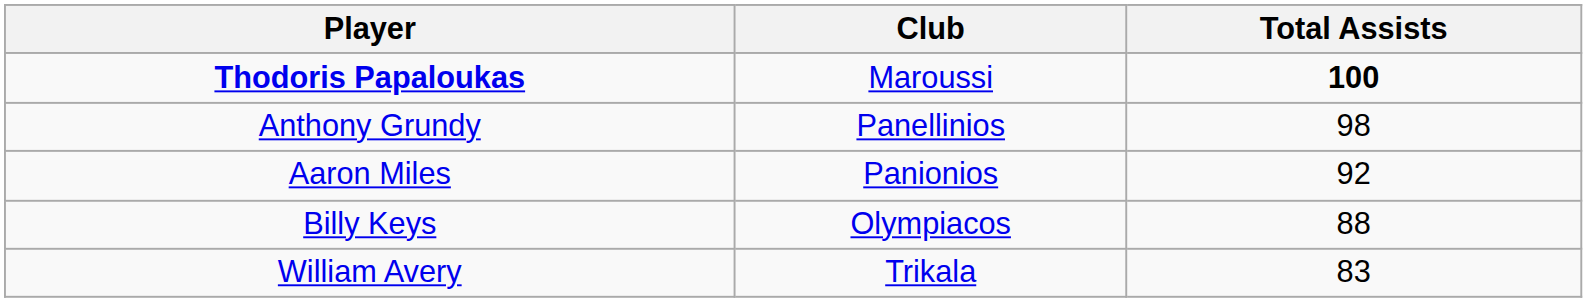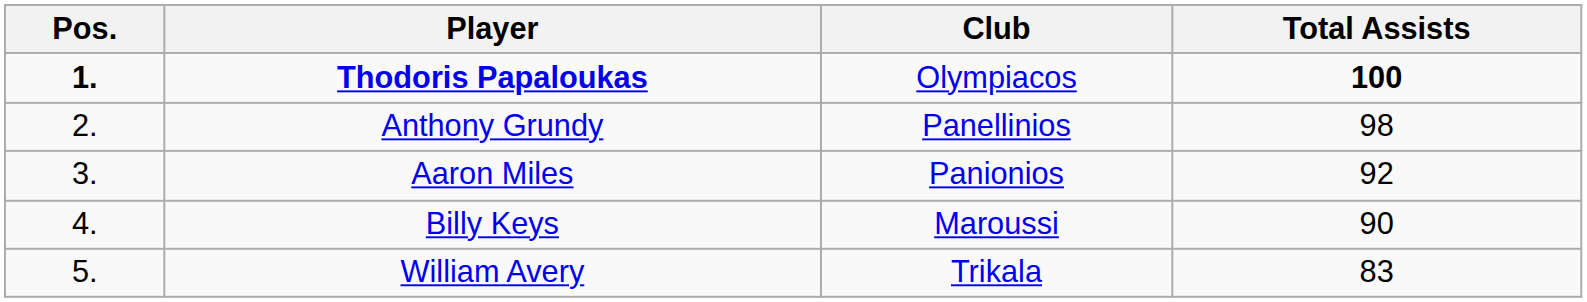+ column: (85, 28)
(931, 77) Maroussi -> (997, 77) Olympiacos
(931, 223) Olympiacos -> (997, 223) Maroussi
(1354, 223) 88 -> (1377, 223) 90
